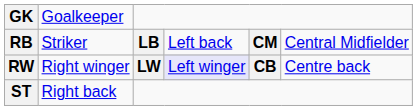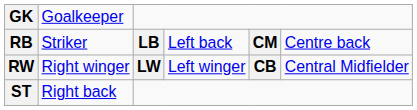(347, 42) Central Midfielder -> (327, 42) Centre back
(207, 67) lavender background -> (207, 67) no background
(327, 67) Centre back -> (347, 67) Central Midfielder
